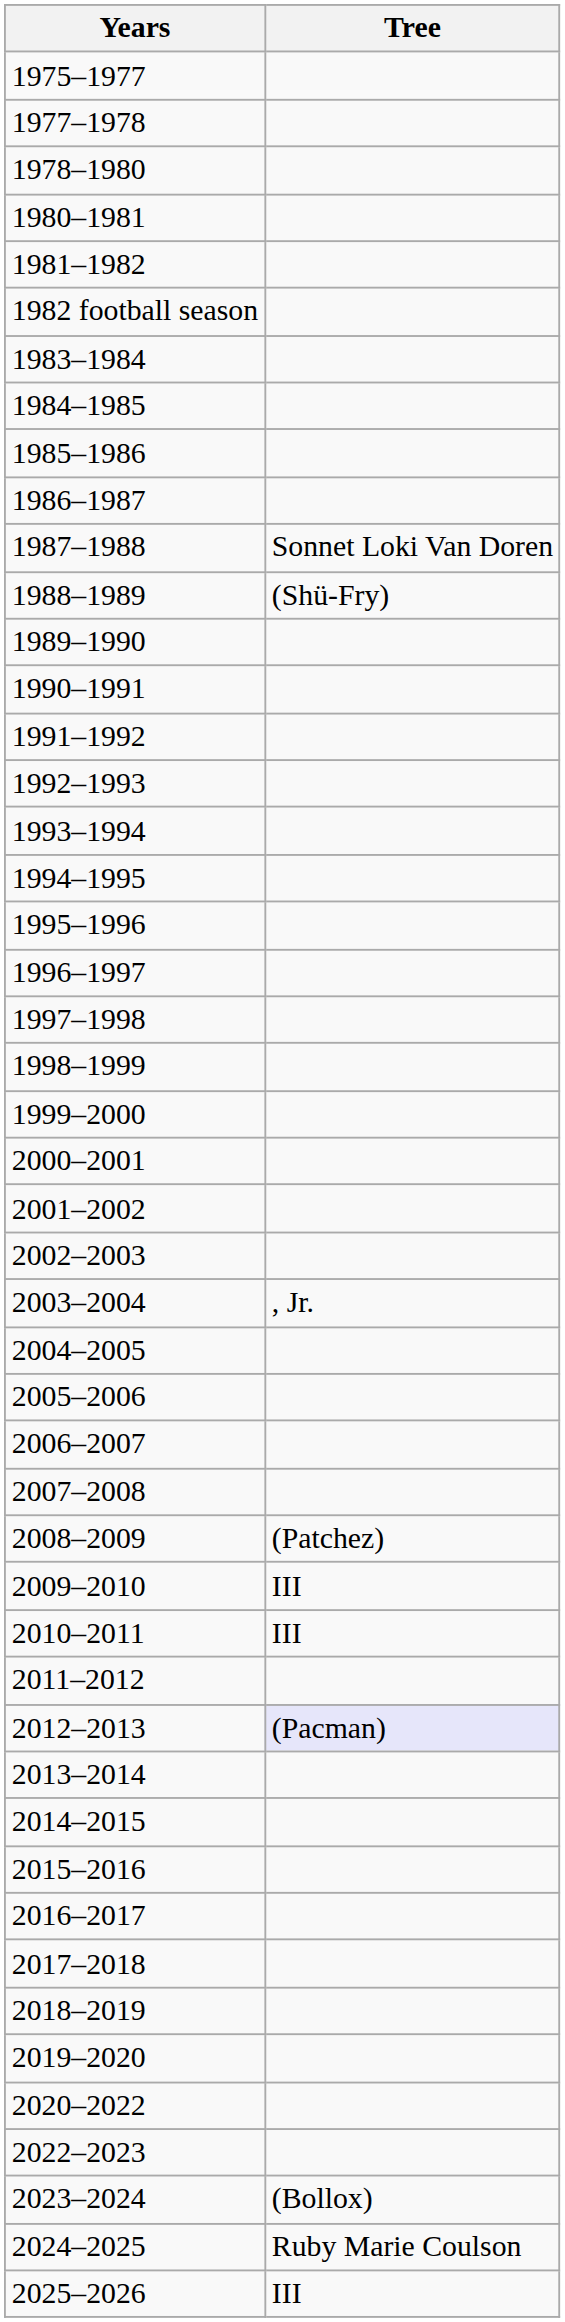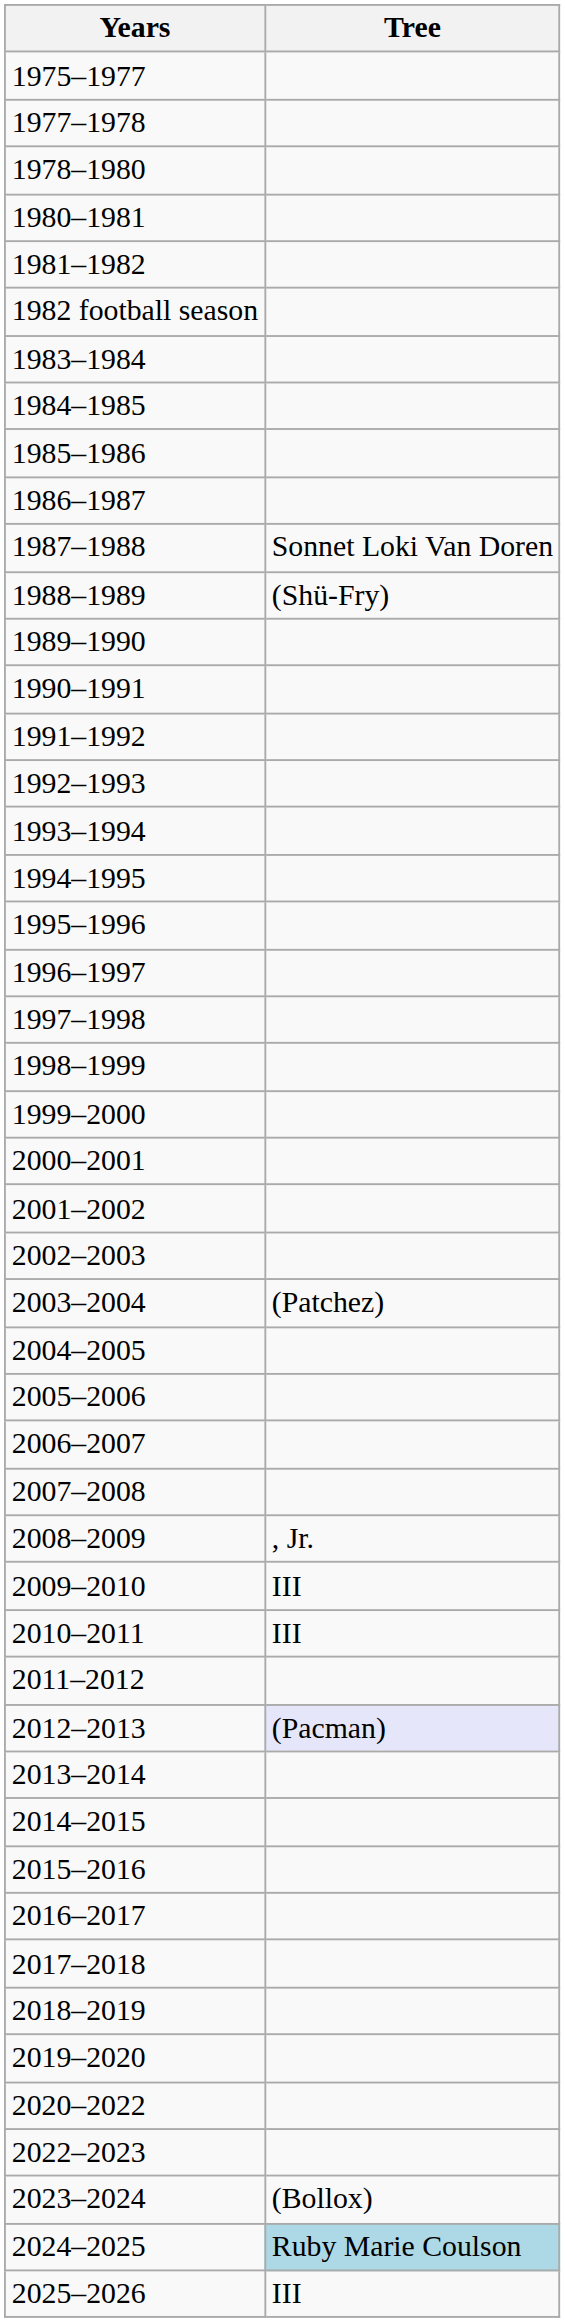(293, 1302) , Jr. -> (328, 1302) (Patchez)
(328, 1538) (Patchez) -> (293, 1538) , Jr.
(397, 2246) no background -> (397, 2246) lightblue background
